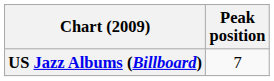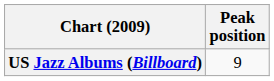(238, 62) 7 -> (238, 62) 9
